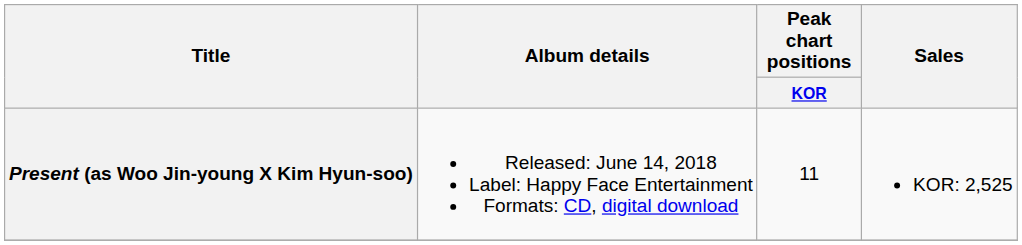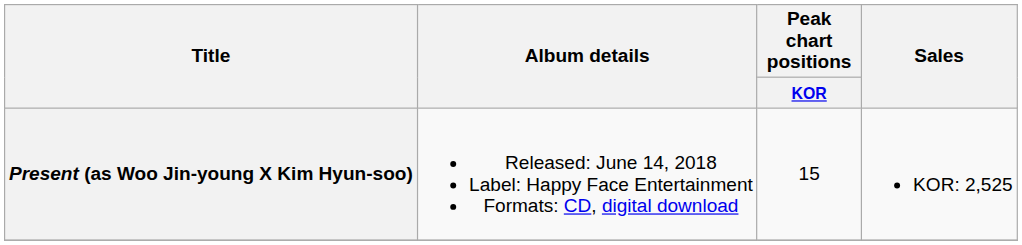(809, 174) 11 -> (809, 174) 15
